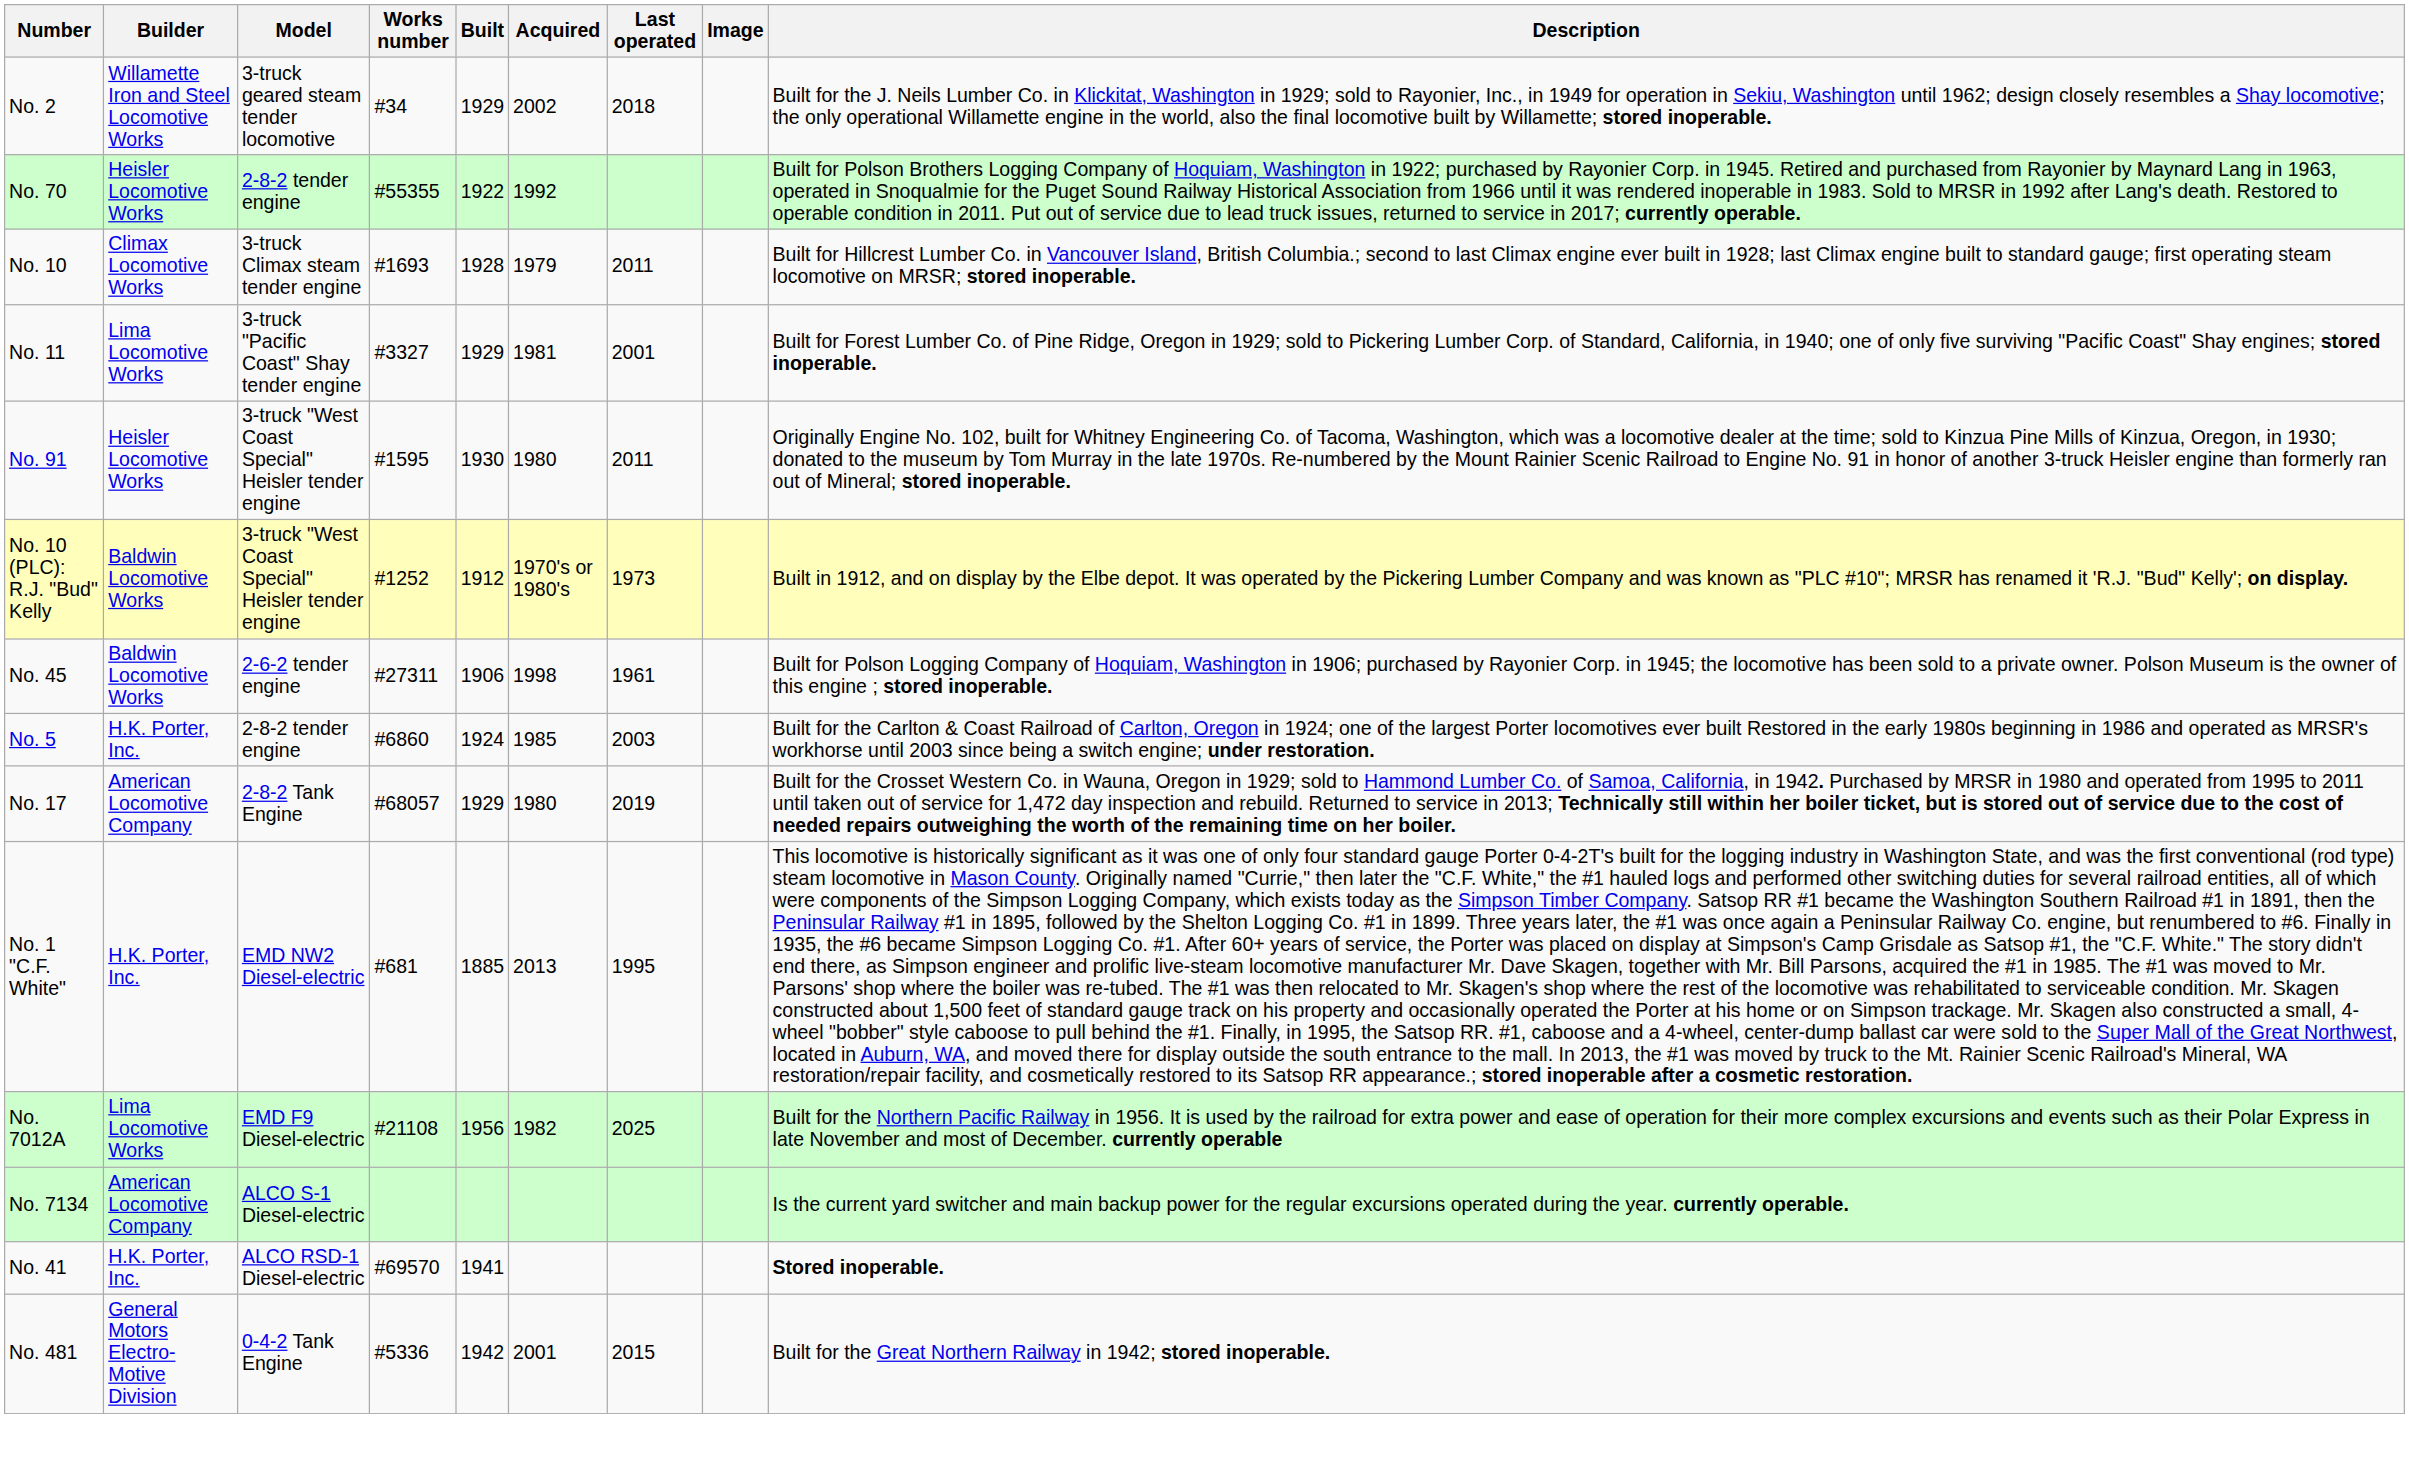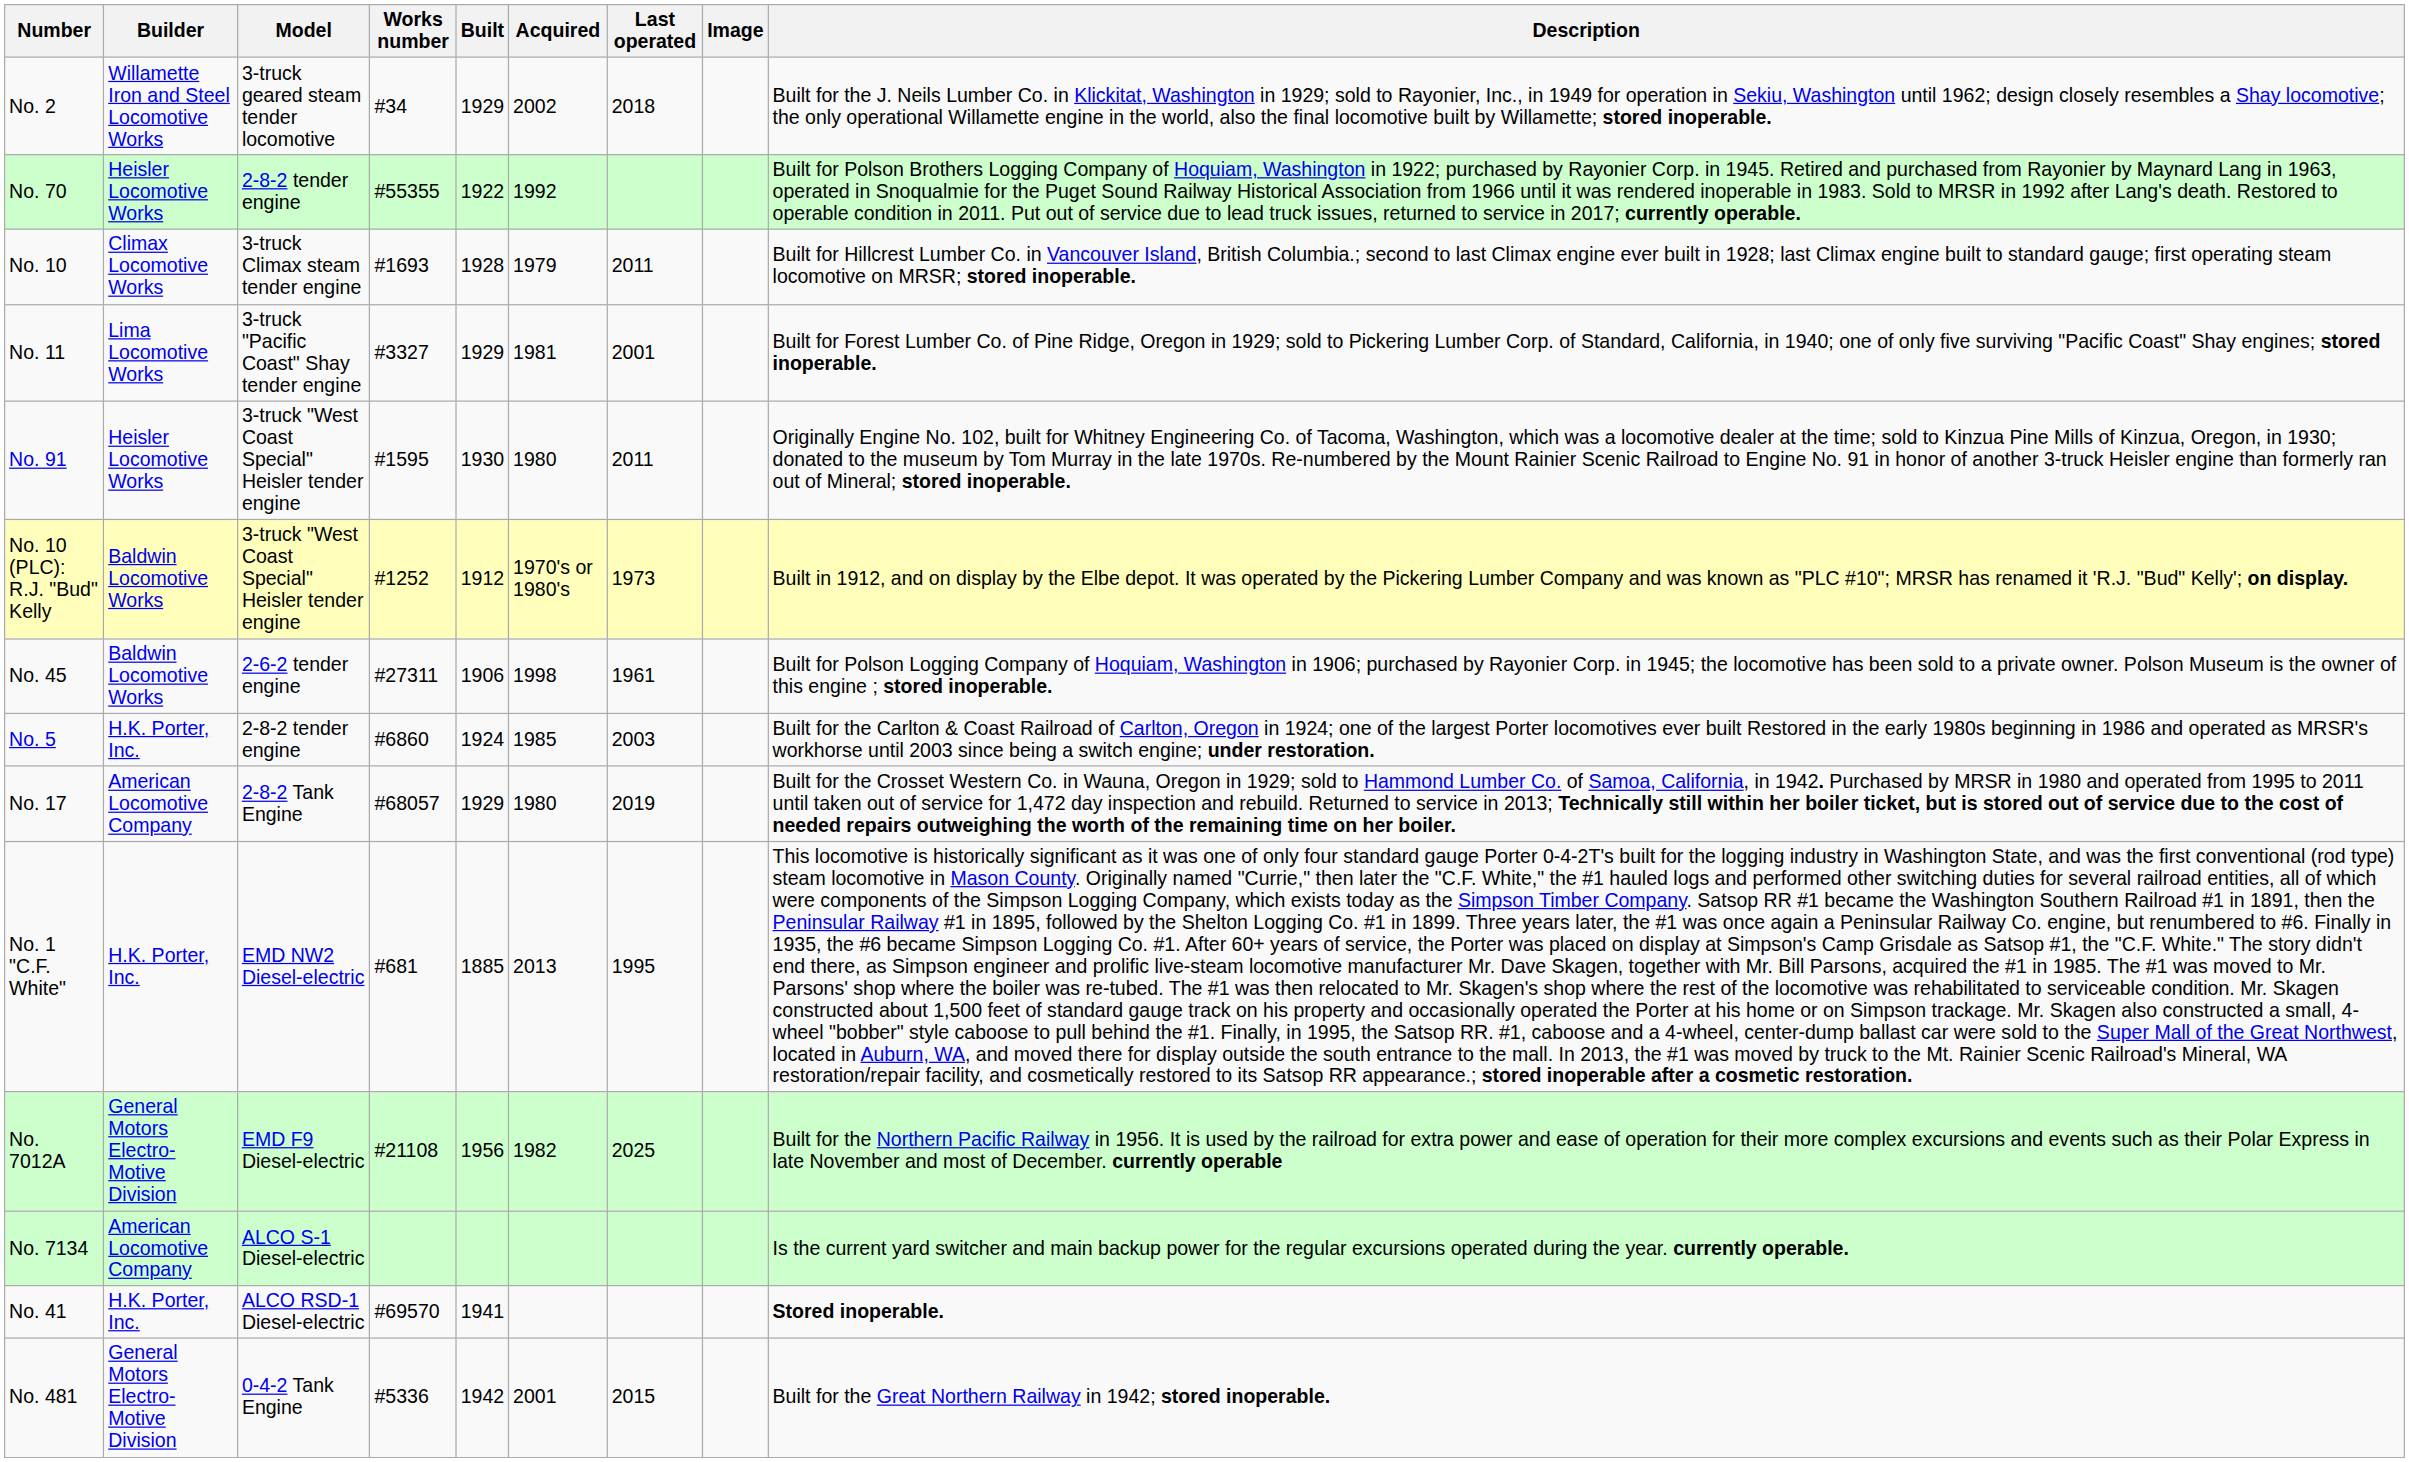(158, 1129) Lima Locomotive Works -> (143, 1151) General Motors Electro-Motive Division
